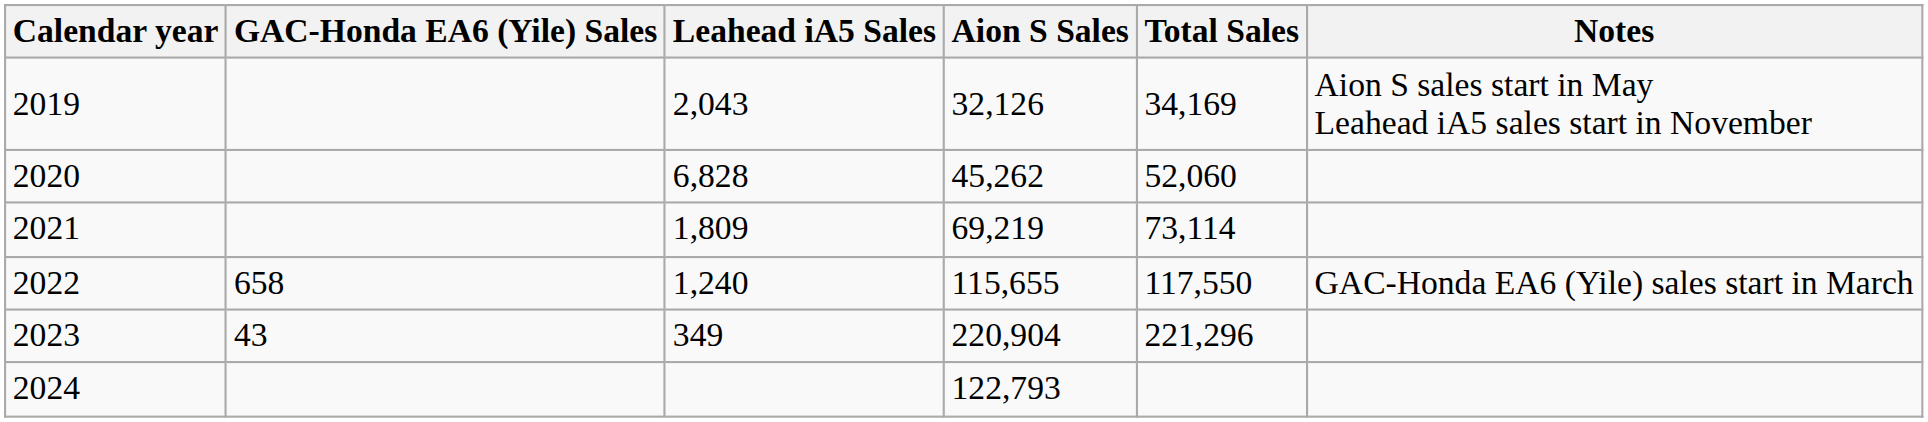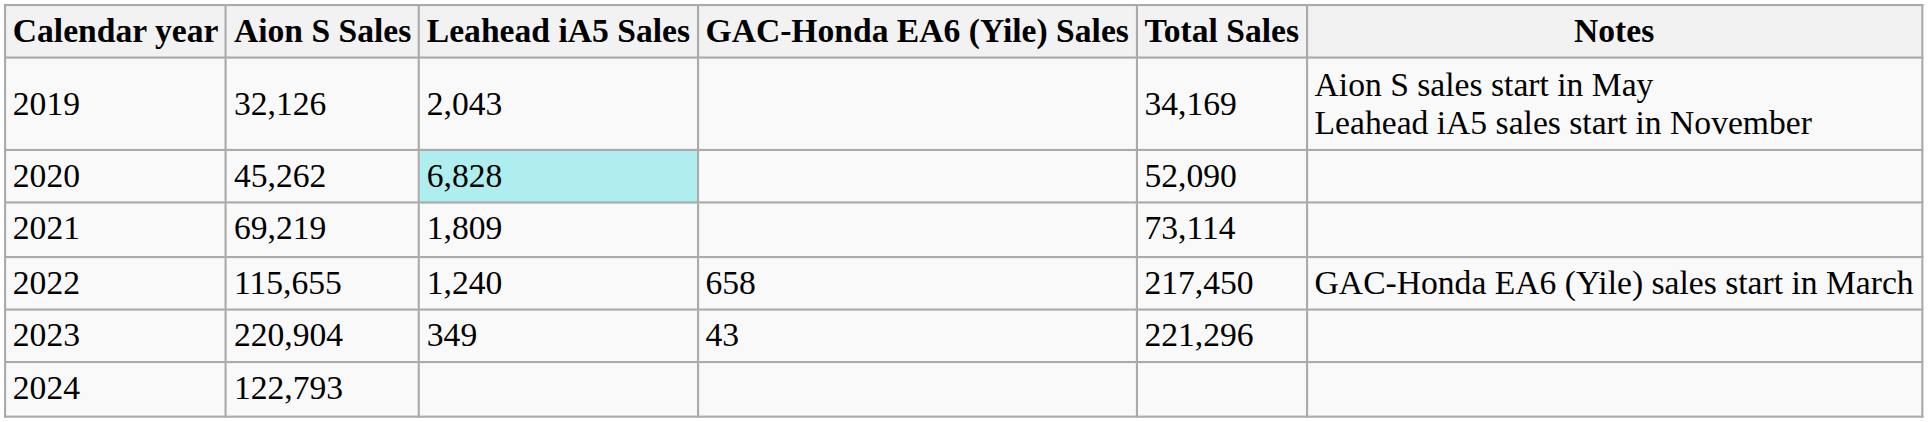columns swapped: (1040, 31) <-> (446, 31)
(711, 175) no background -> (465, 175) paleturquoise background
(1191, 175) 52,060 -> (1191, 175) 52,090
(1198, 282) 117,550 -> (1199, 282) 217,450
